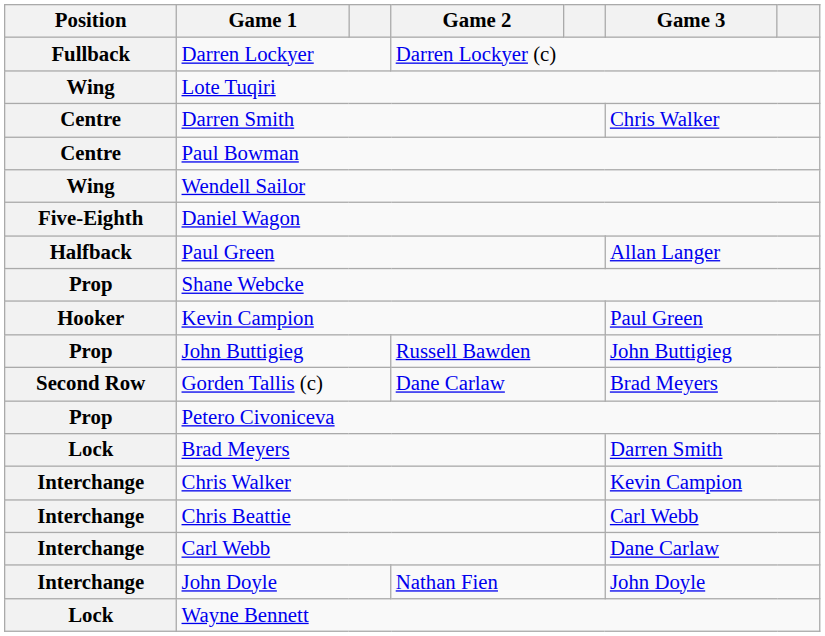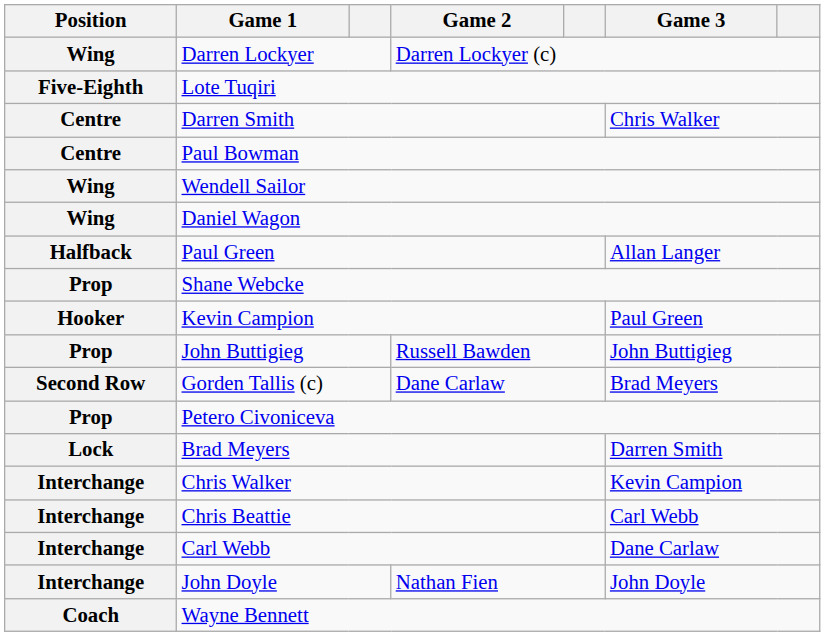(91, 53) Fullback -> (91, 53) Wing
(91, 86) Wing -> (91, 86) Five-Eighth
(91, 218) Five-Eighth -> (91, 218) Wing
(91, 614) Lock -> (91, 614) Coach
